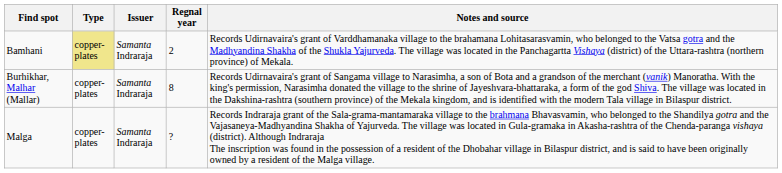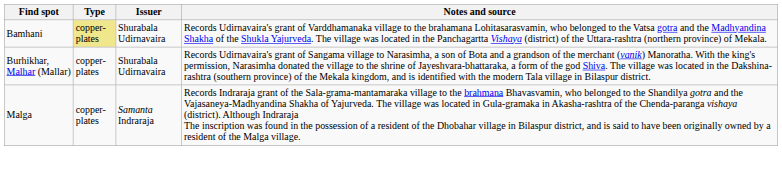- column: (187, 17)
(134, 50) Samanta Indraraja -> (142, 33) Shurabala Udirnavaira
(134, 88) Samanta Indraraja -> (142, 66) Shurabala Udirnavaira
